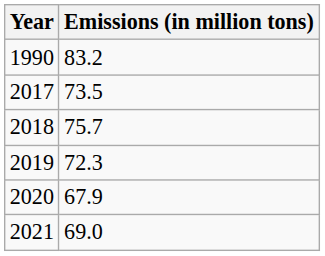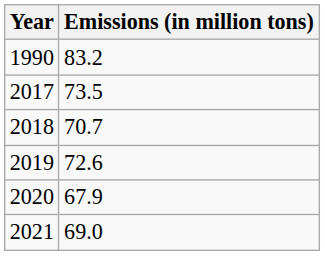(83, 127) 75.7 -> (83, 127) 70.7
(83, 162) 72.3 -> (83, 162) 72.6
